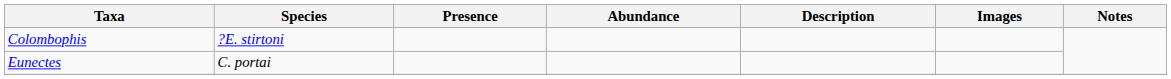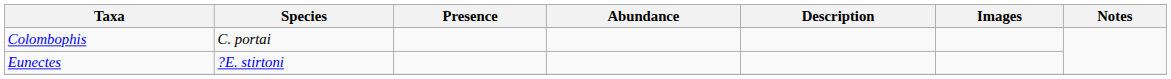(251, 39) ?E. stirtoni -> (244, 39) C. portai
(244, 62) C. portai -> (251, 62) ?E. stirtoni
